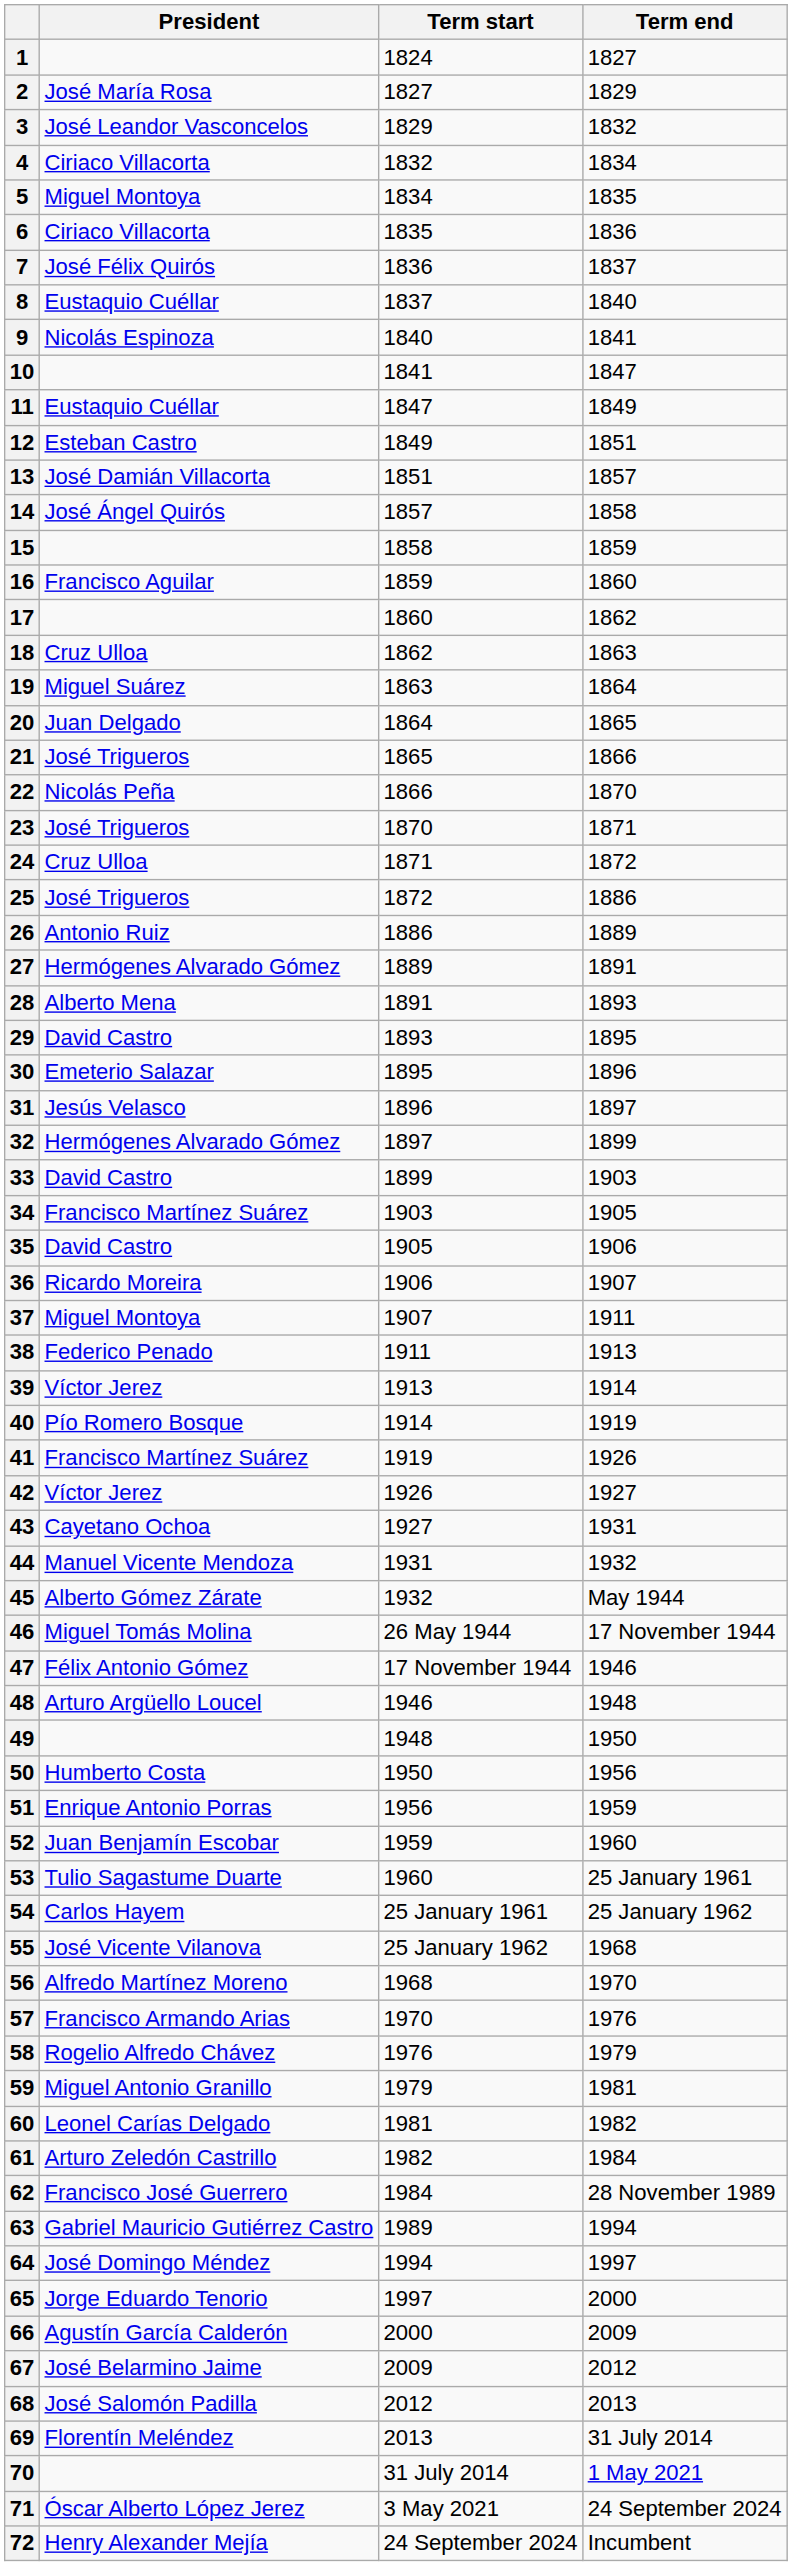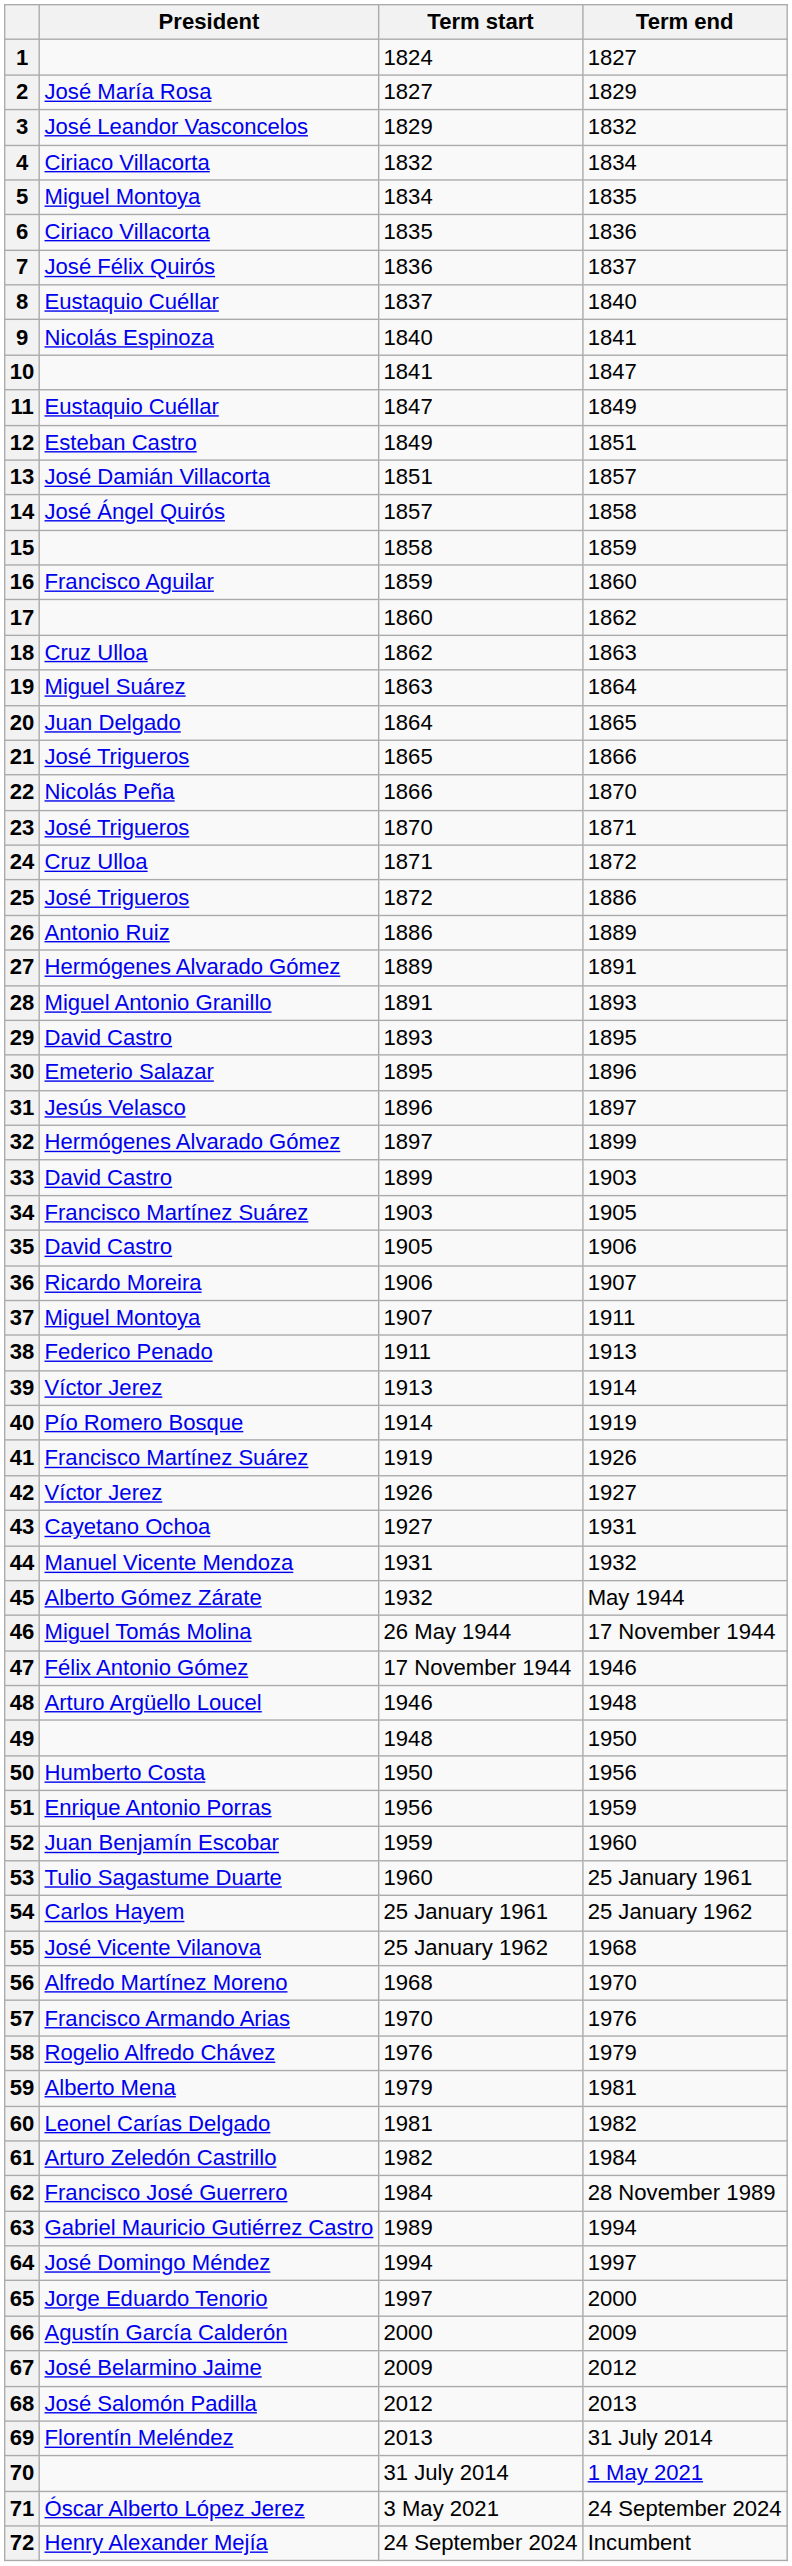(110, 1002) Alberto Mena -> (158, 1002) Miguel Antonio Granillo
(158, 2088) Miguel Antonio Granillo -> (110, 2088) Alberto Mena
